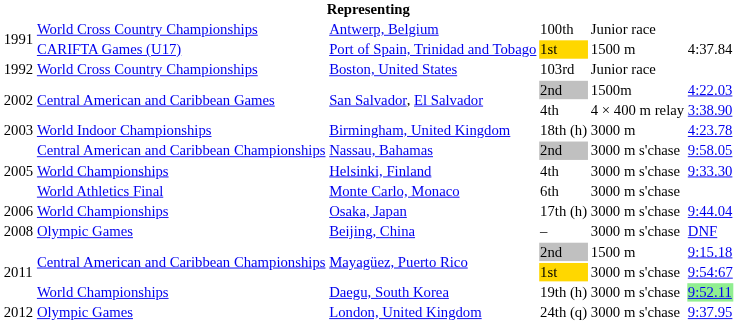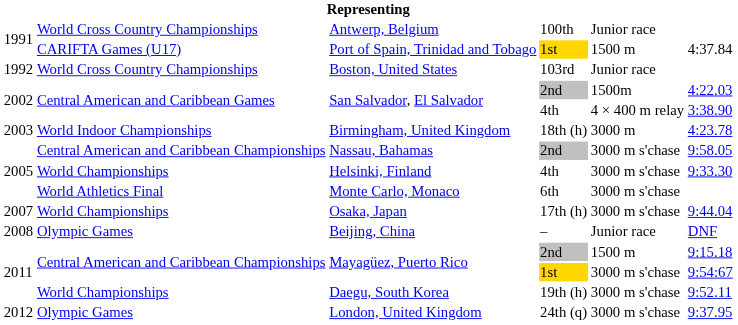(18, 211) 2006 -> (18, 211) 2007
(635, 231) 3000 m s'chase -> (623, 231) Junior race
(710, 292) lightgreen background -> (710, 292) no background
